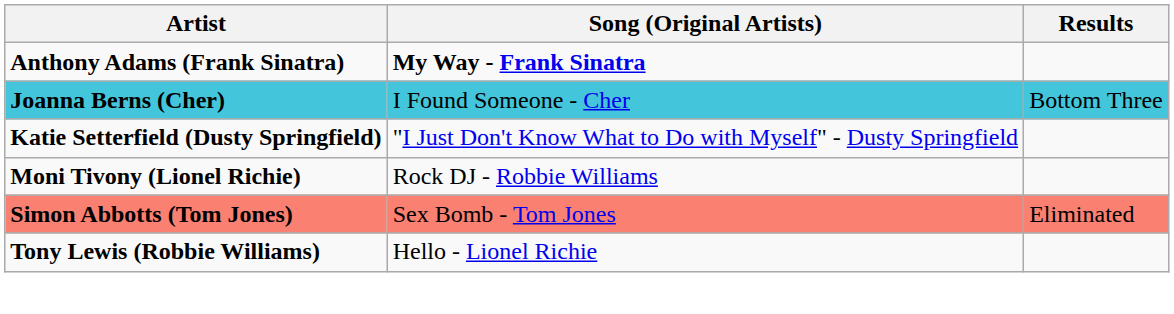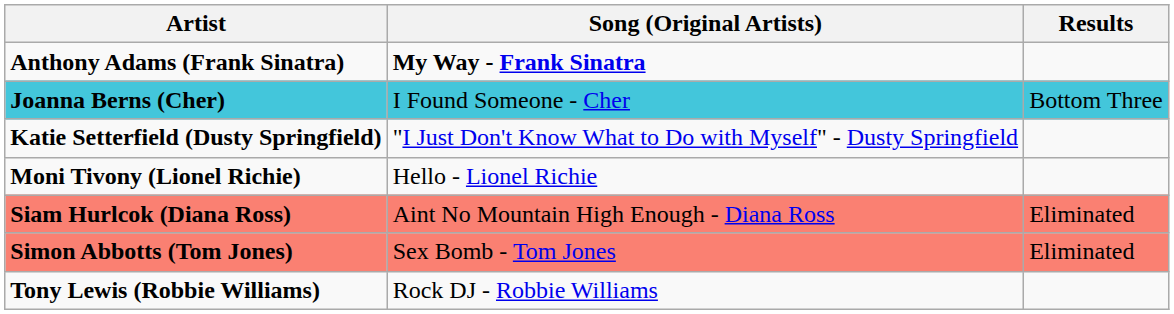(525, 175) Rock DJ - Robbie Williams -> (495, 175) Hello - Lionel Richie
+ row: (151, 213)
(495, 251) Hello - Lionel Richie -> (525, 289) Rock DJ - Robbie Williams
